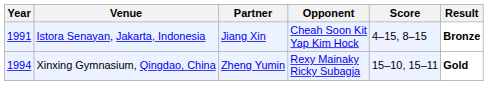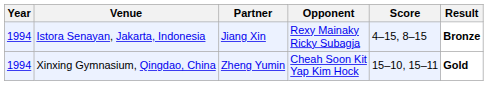(19, 37) 1991 -> (19, 37) 1994
(329, 37) Cheah Soon Kit Yap Kim Hock -> (325, 37) Rexy Mainaky Ricky Subagja
(325, 66) Rexy Mainaky Ricky Subagja -> (329, 66) Cheah Soon Kit Yap Kim Hock
